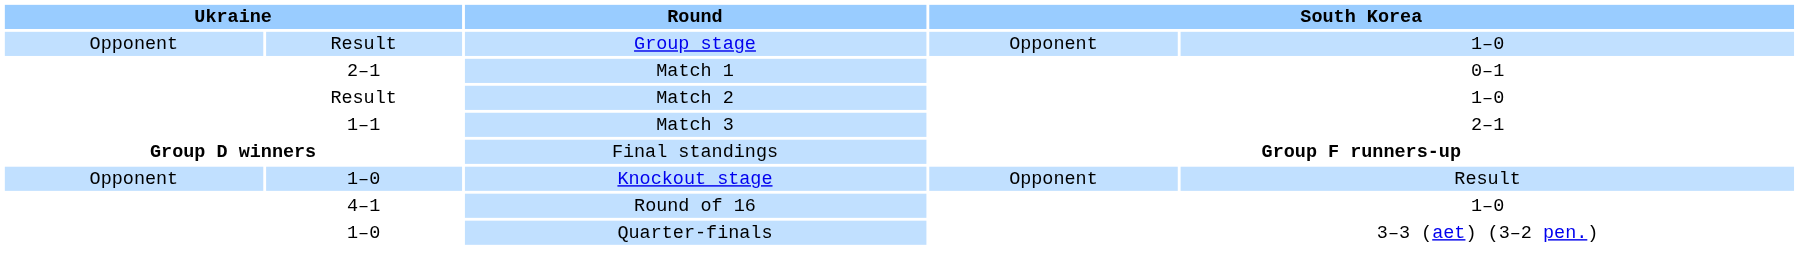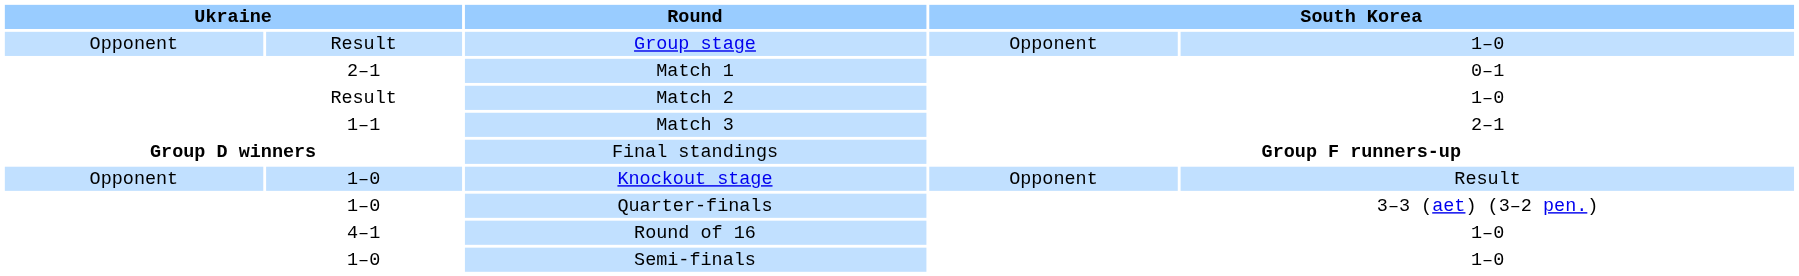rows swapped: (695, 206) <-> (695, 233)
+ row: (695, 260)
